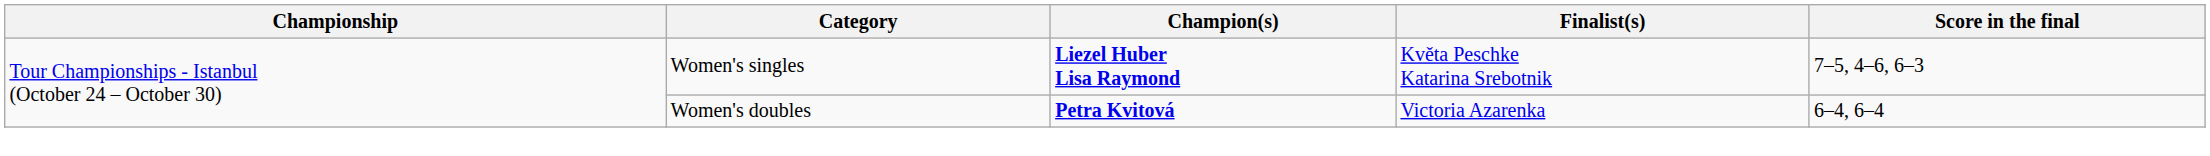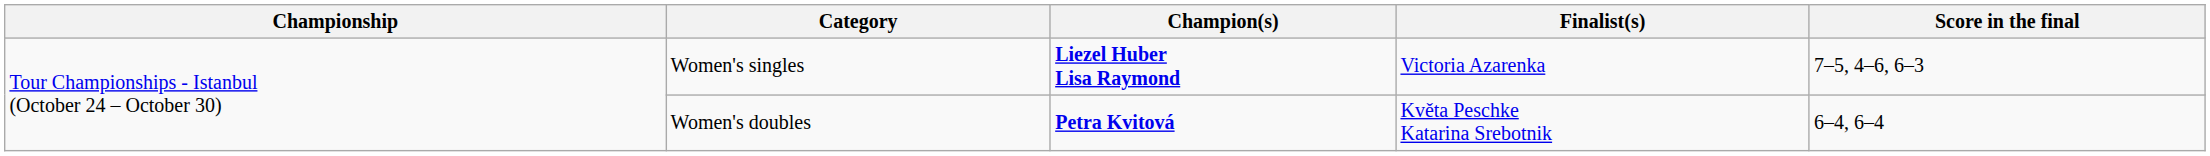(1476, 66) Květa Peschke Katarina Srebotnik -> (1473, 66) Victoria Azarenka
(1473, 111) Victoria Azarenka -> (1476, 122) Květa Peschke Katarina Srebotnik
